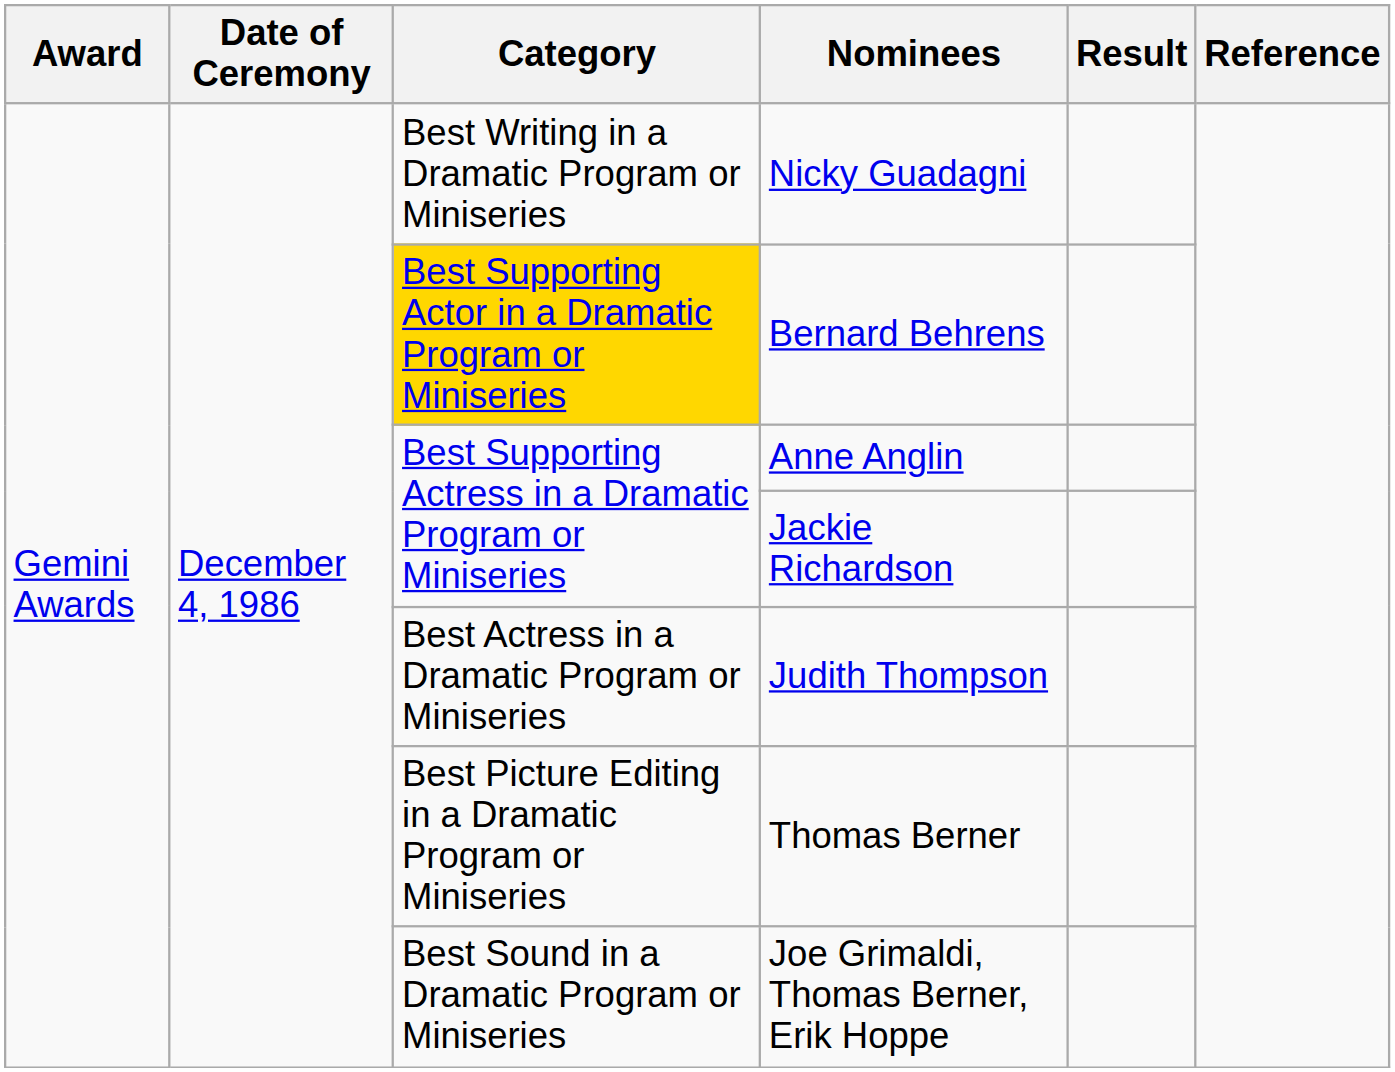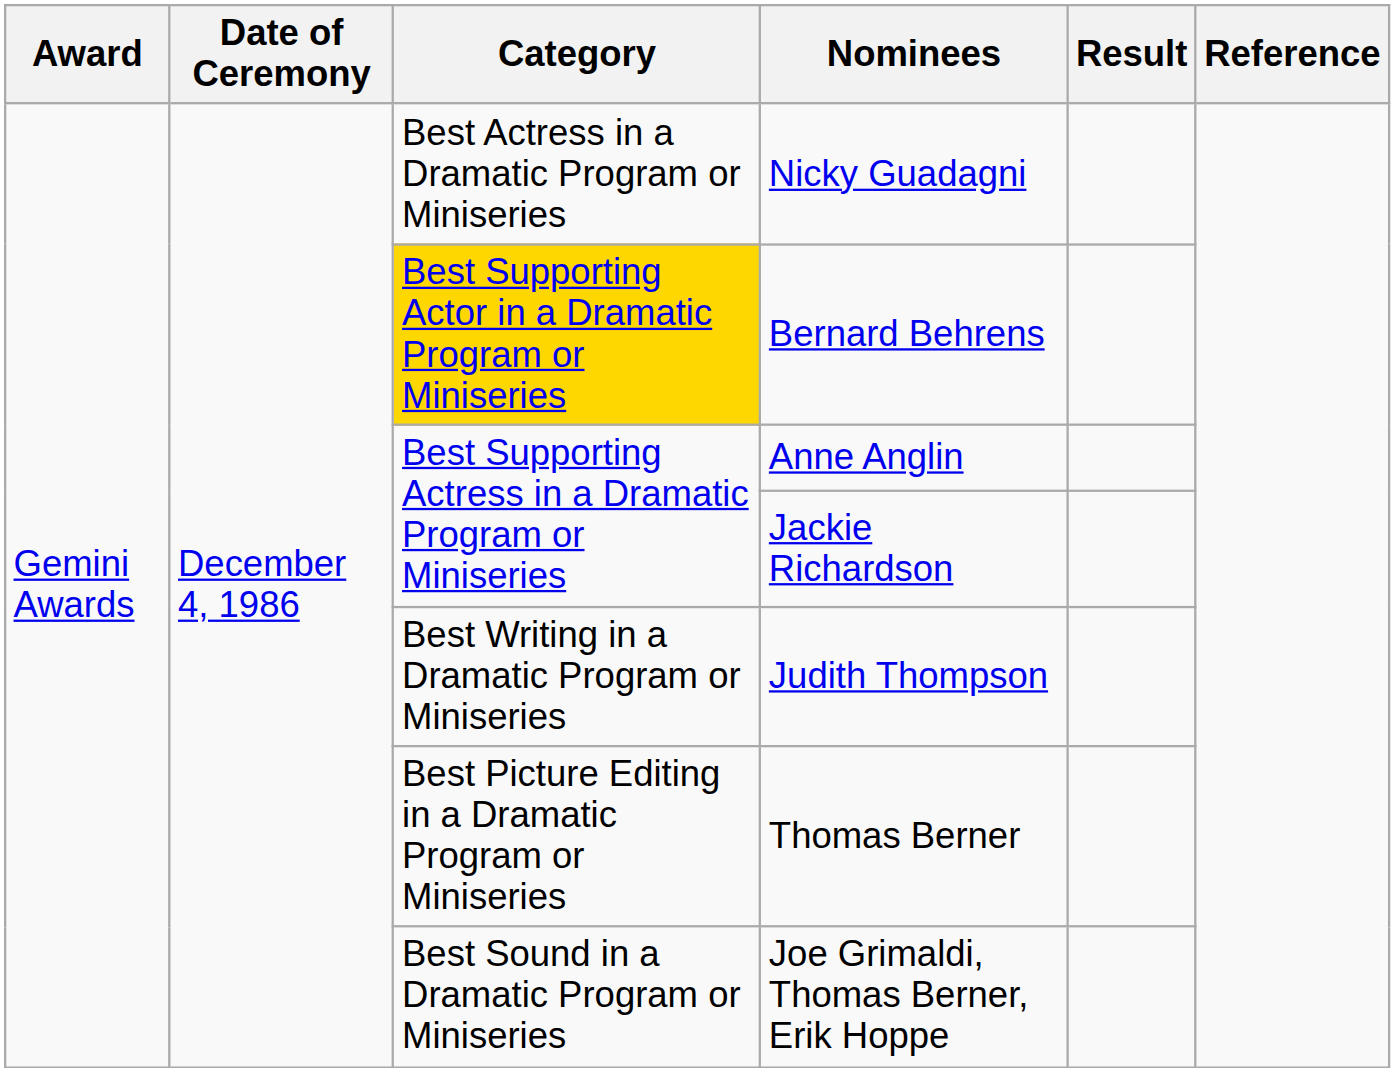(571, 173) Best Writing in a Dramatic Program or Miniseries -> (571, 173) Best Actress in a Dramatic Program or Miniseries
(571, 675) Best Actress in a Dramatic Program or Miniseries -> (571, 675) Best Writing in a Dramatic Program or Miniseries
